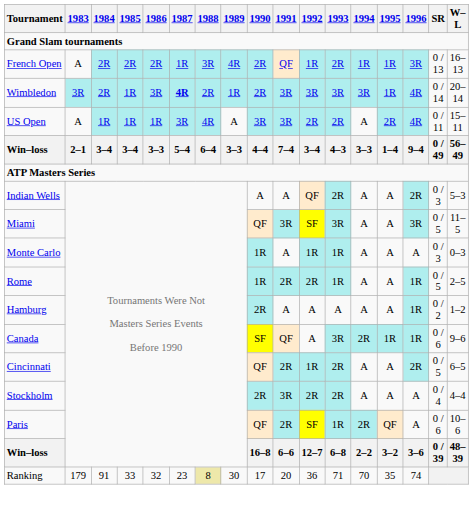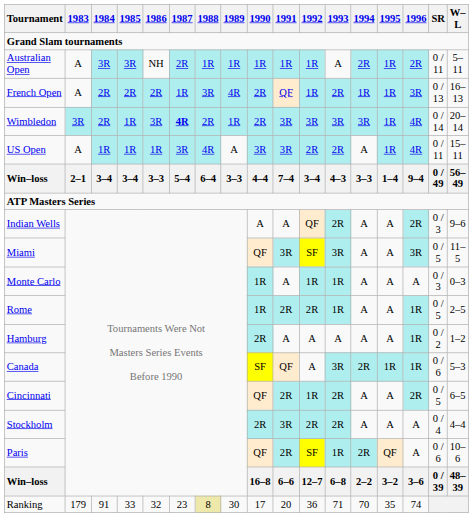+ row: (29, 64)
(390, 121) 2R -> (390, 150) 1R
(458, 195) 5–3 -> (458, 224) 9–6
(458, 338) 9–6 -> (458, 367) 5–3
